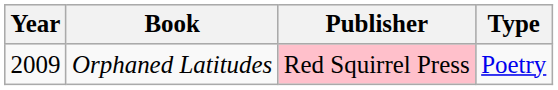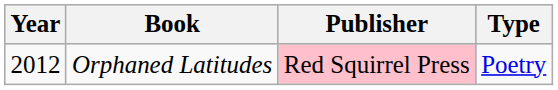(35, 63) 2009 -> (35, 63) 2012
